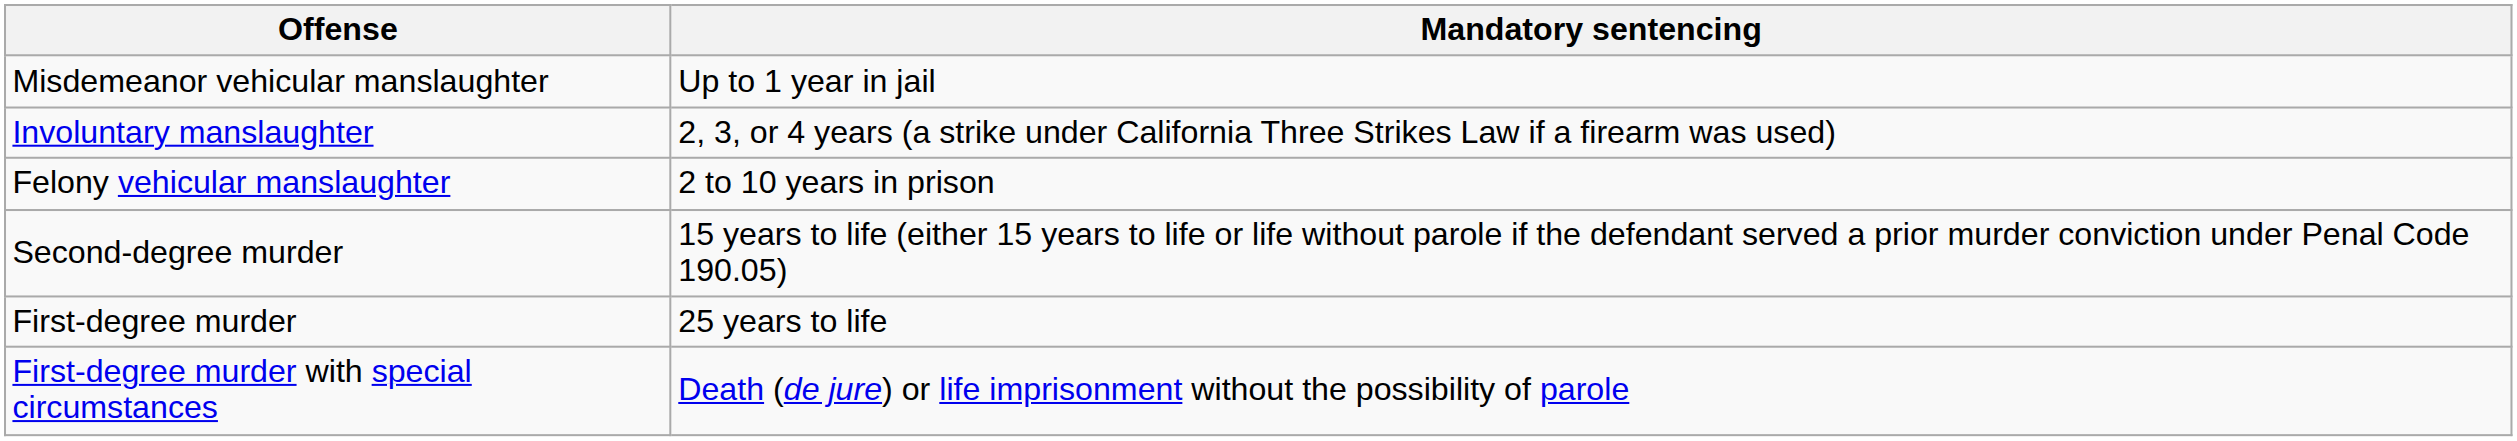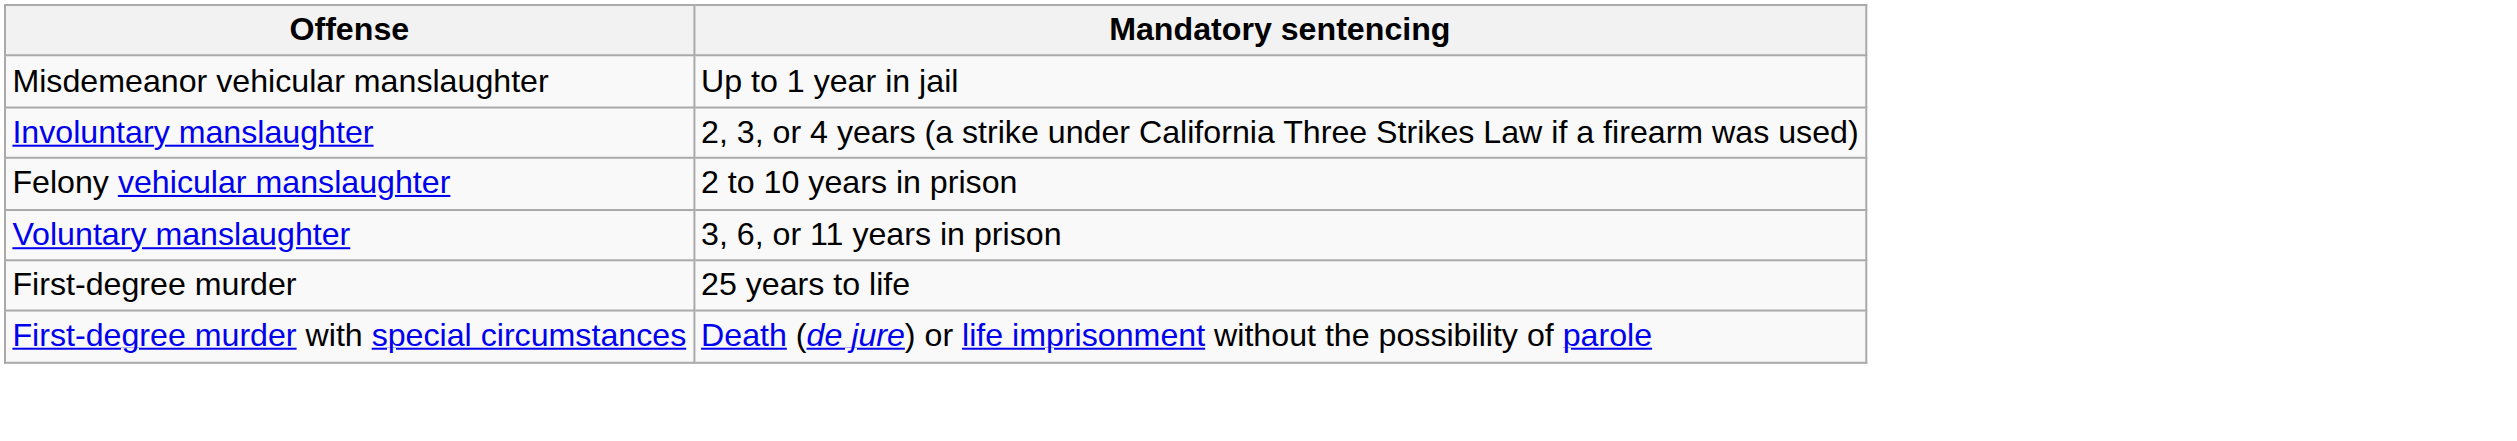+ row: (181, 234)
- row: (178, 252)
